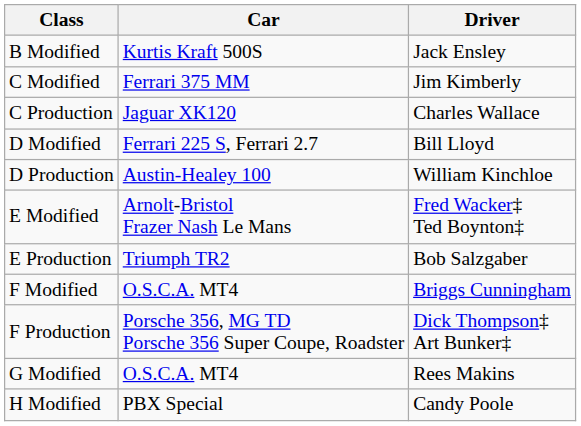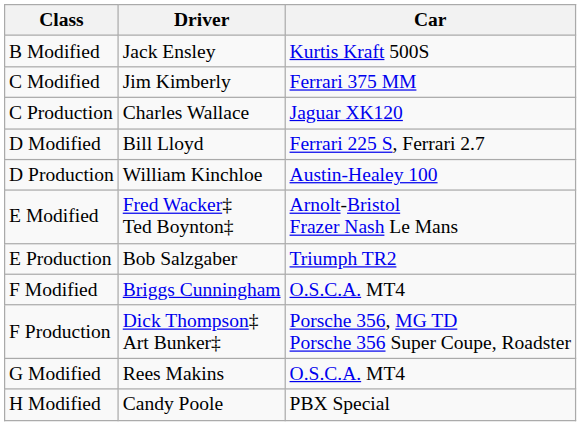columns swapped: (492, 19) <-> (263, 19)
